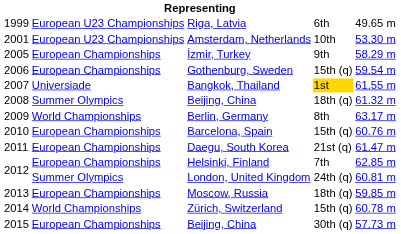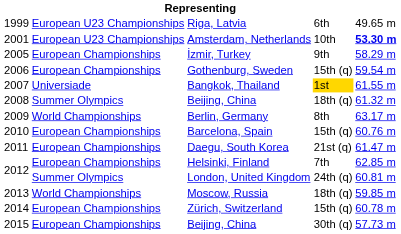(375, 39) normal -> (376, 39) bold
(96, 193) European Championships -> (86, 193) World Championships
(86, 208) World Championships -> (96, 208) European Championships
